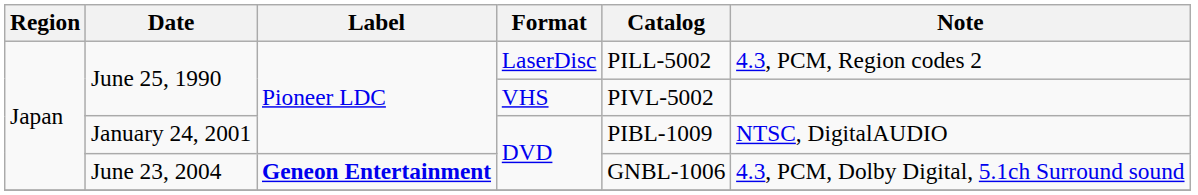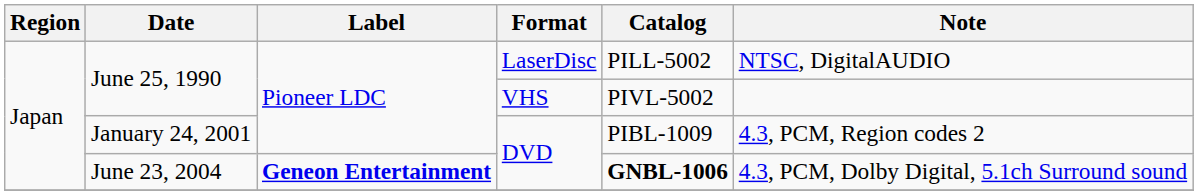(859, 60) 4.3, PCM, Region codes 2 -> (844, 60) NTSC, DigitalAUDIO
(842, 134) NTSC, DigitalAUDIO -> (862, 134) 4.3, PCM, Region codes 2
(666, 171) normal -> (668, 171) bold
